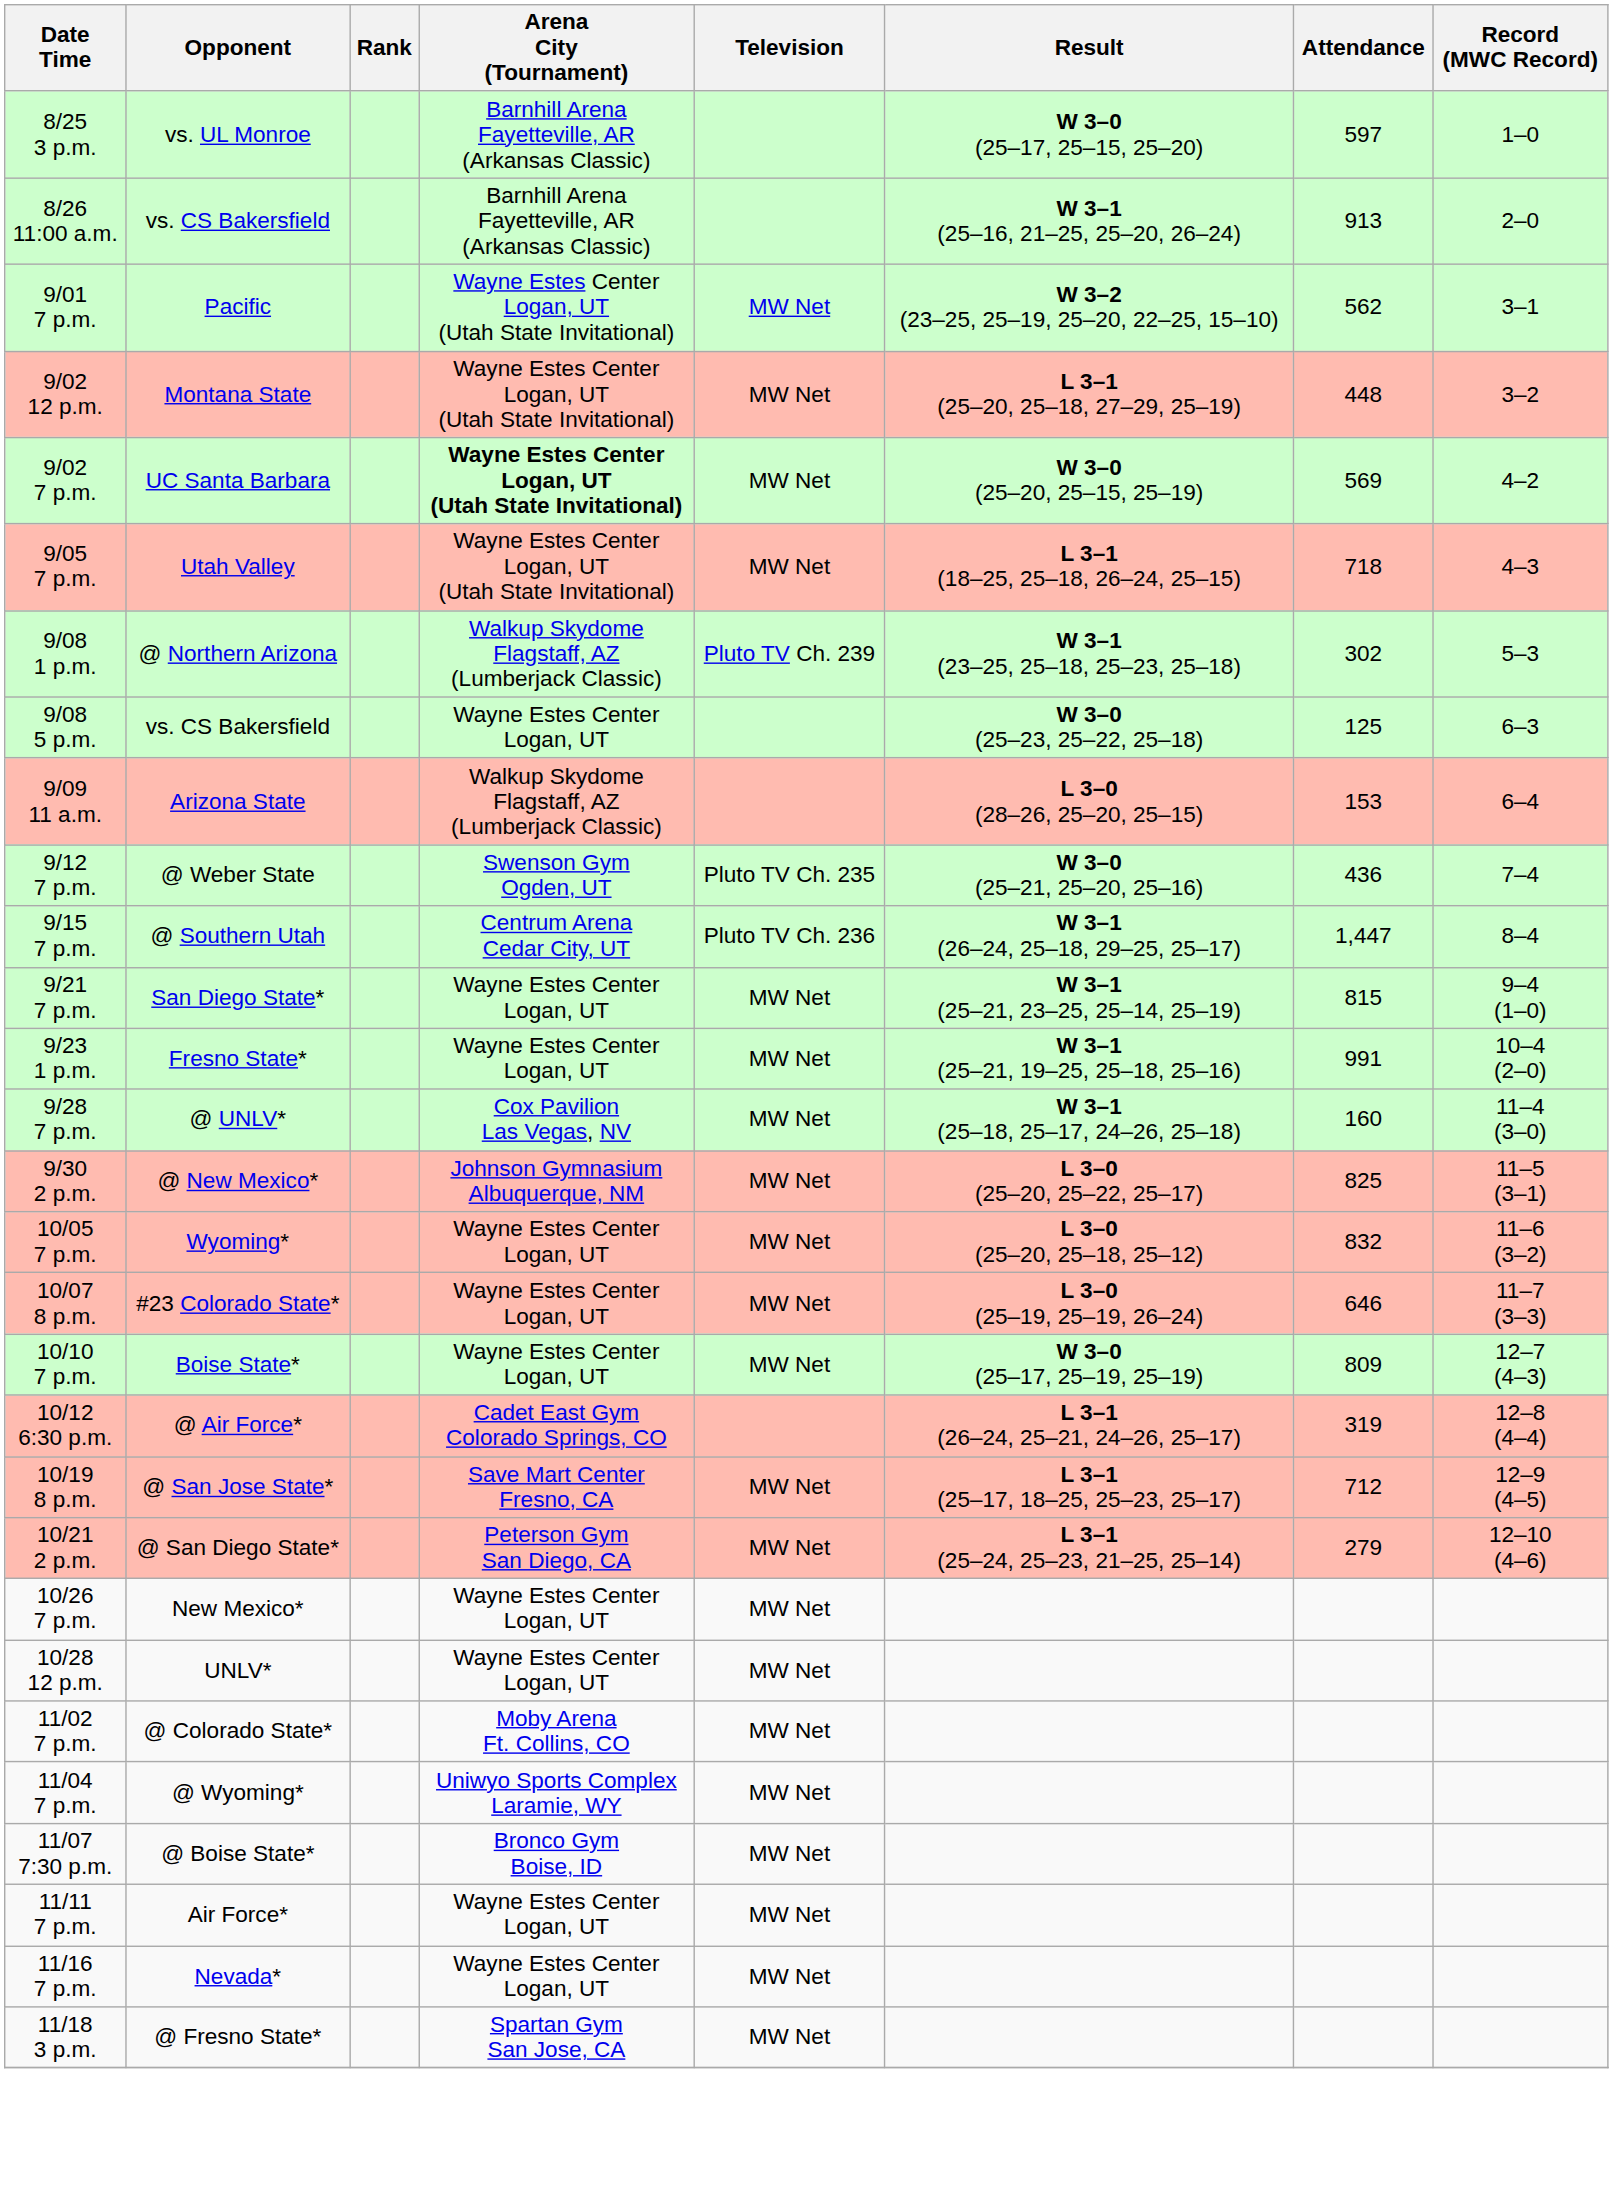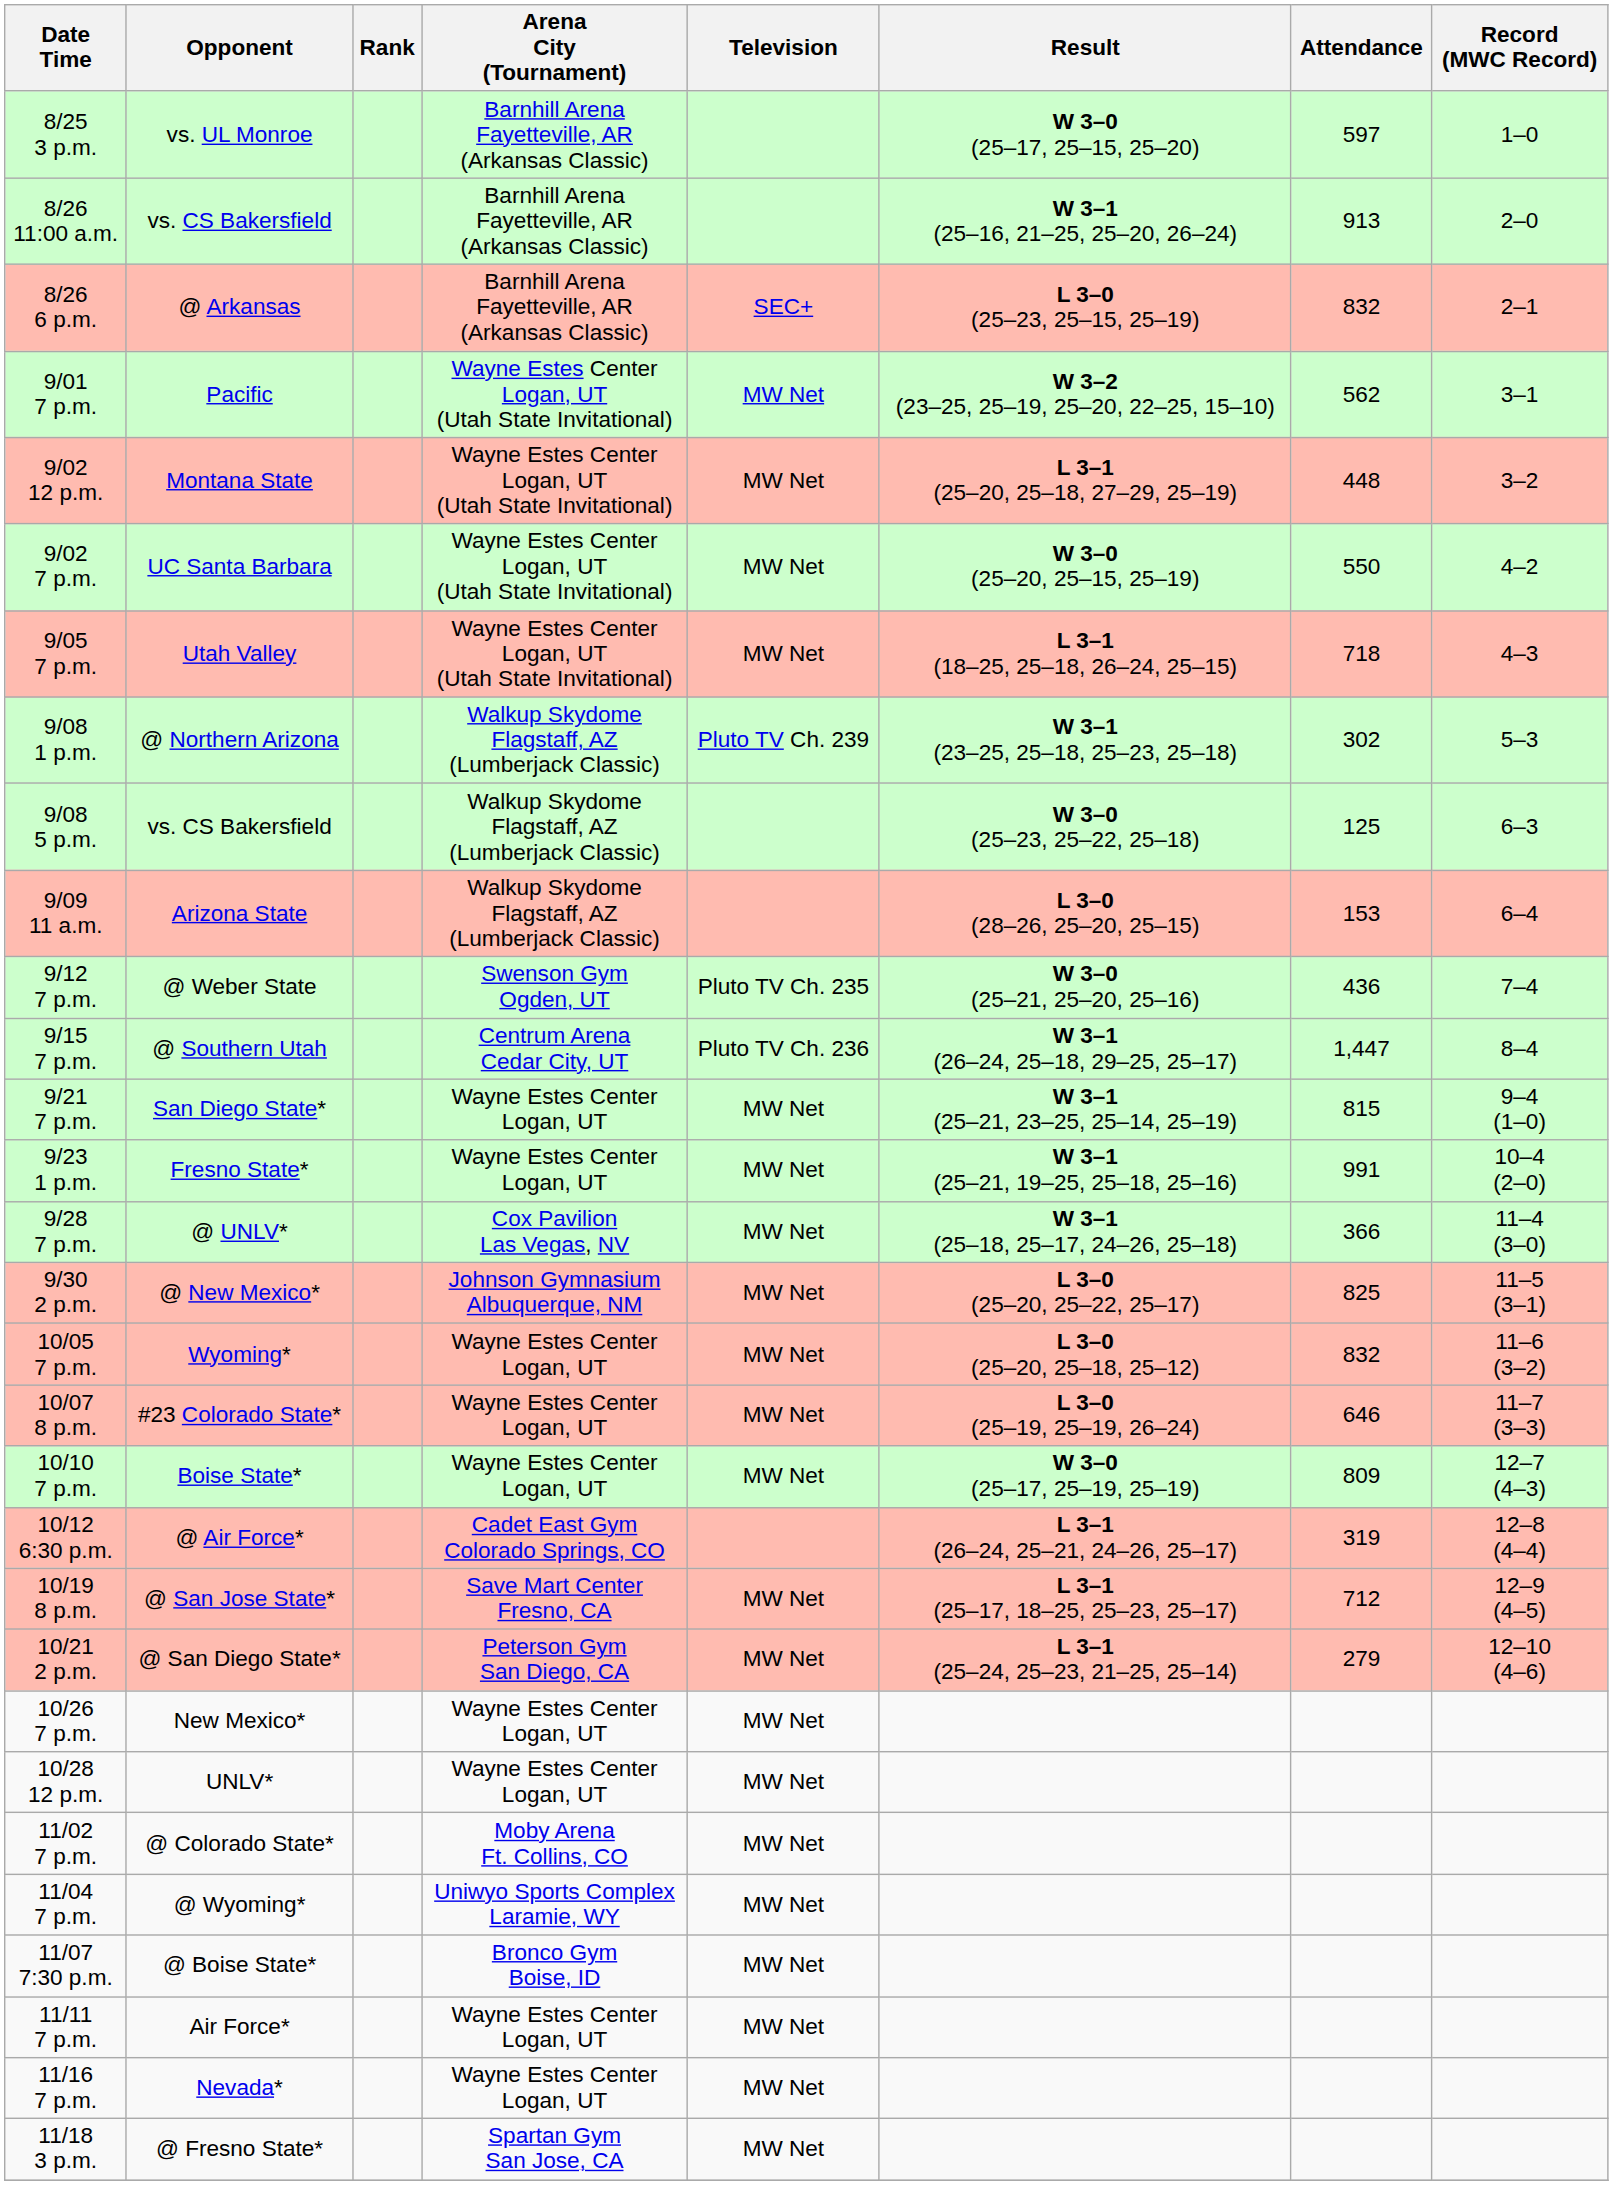+ row: (66, 307)
(556, 480) bold -> (555, 567) normal
(1363, 480) 569 -> (1361, 567) 550
(556, 727) Wayne Estes Center Logan, UT -> (555, 826) Walkup Skydome Flagstaff, AZ (Lumberjack Classic)
(1363, 1119) 160 -> (1361, 1231) 366
